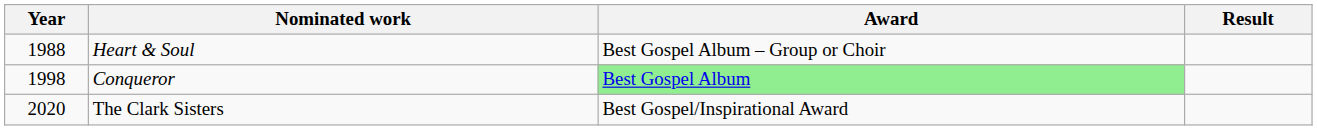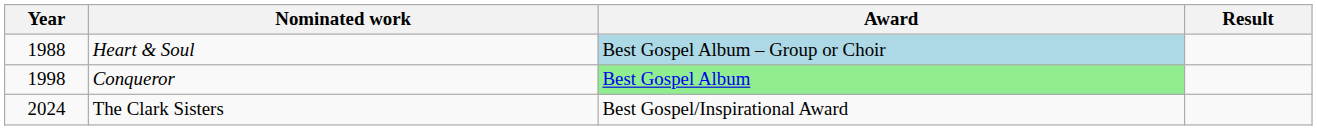(744, 49) no background -> (744, 49) lightblue background
(46, 109) 2020 -> (46, 109) 2024
